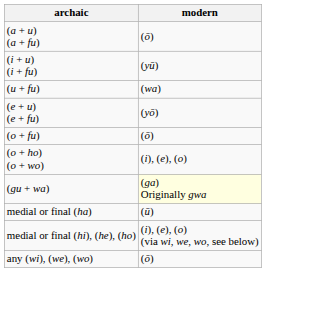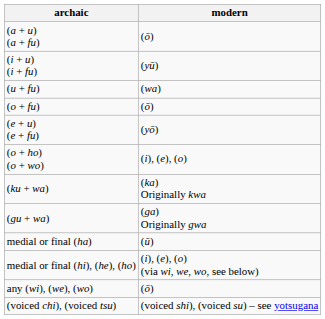rows swapped: (23, 112) <-> (23, 136)
+ row: (28, 188)
(174, 188) lightyellow background -> (174, 218) no background
+ row: (62, 305)
